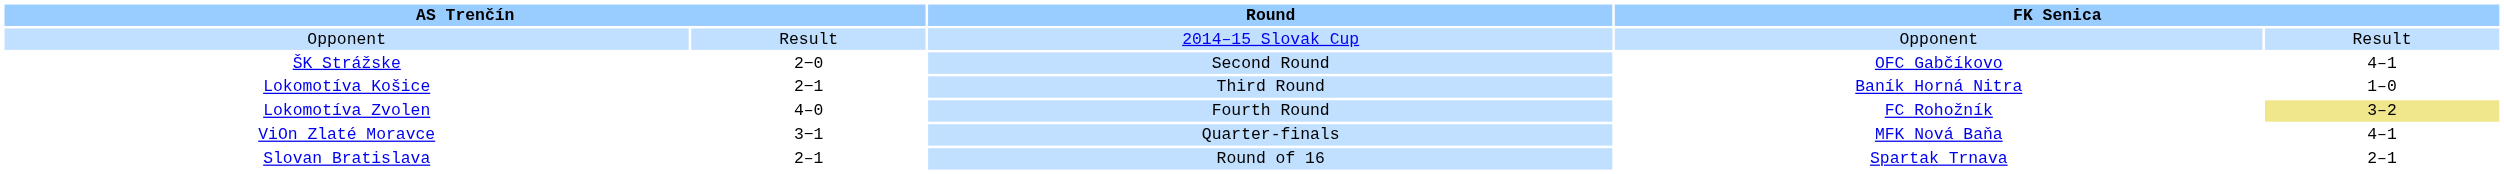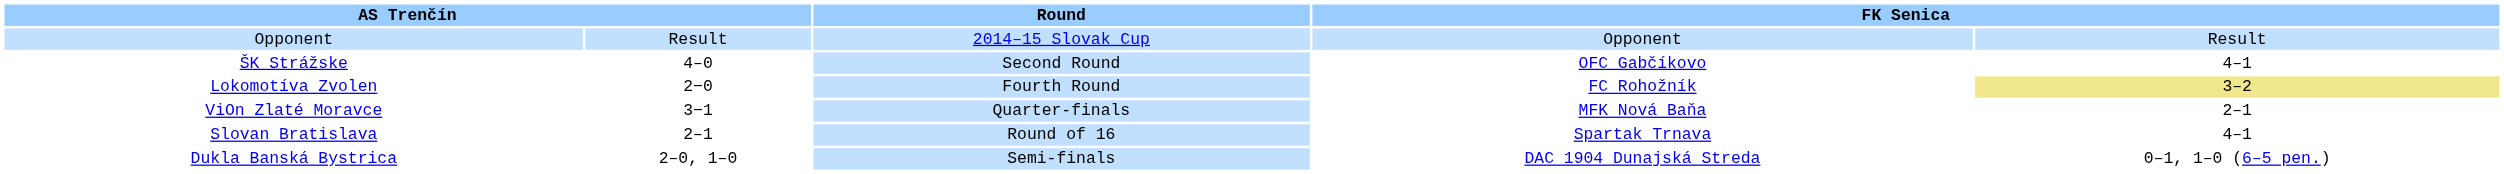(809, 63) 2−0 -> (698, 63) 4–0
- row: (347, 87)
(809, 111) 4–0 -> (698, 87) 2−0
(2382, 135) 4–1 -> (2237, 111) 2–1
(2382, 159) 2–1 -> (2237, 135) 4–1
+ row: (294, 159)
